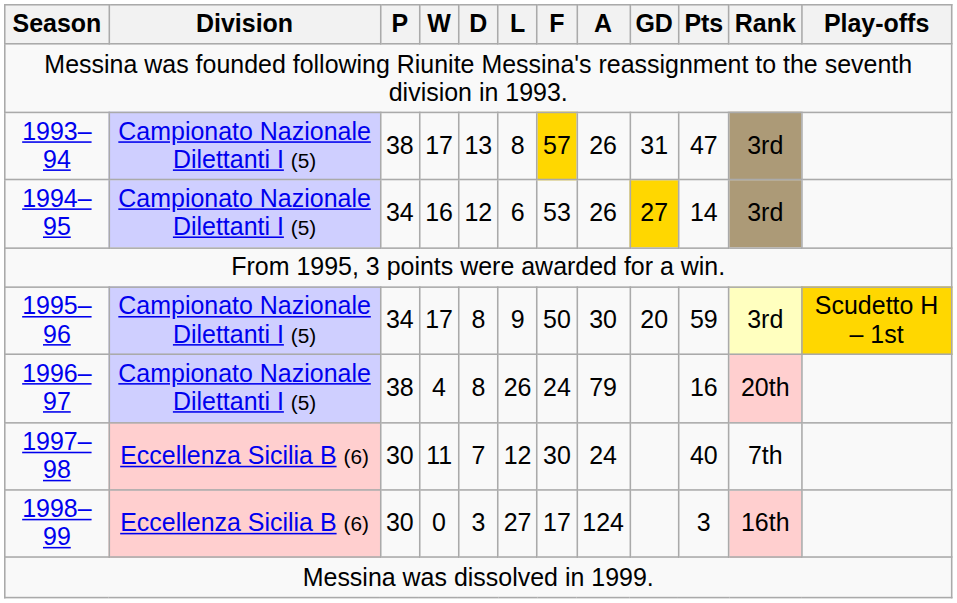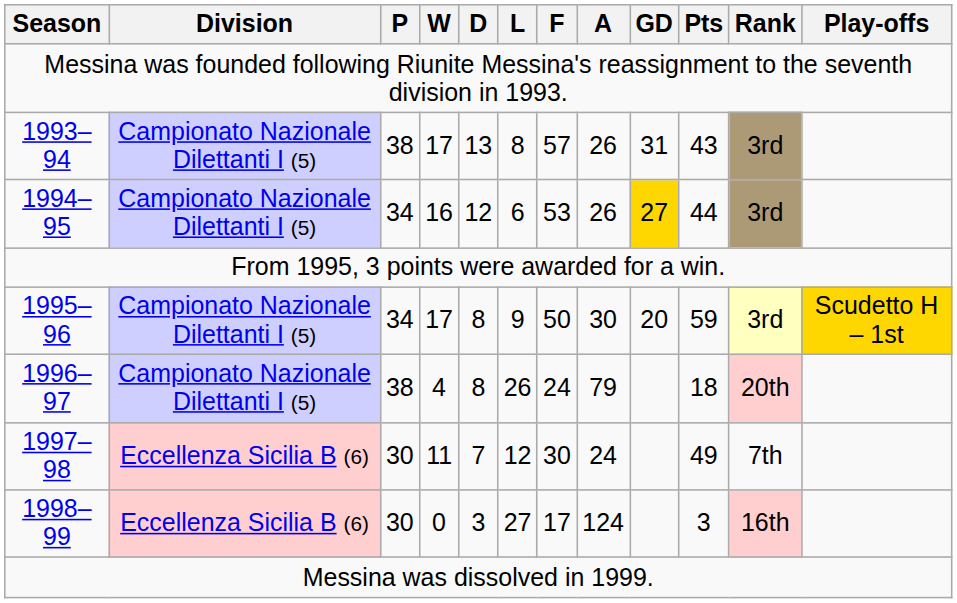(557, 145) gold background -> (557, 145) no background
(704, 145) 47 -> (704, 145) 43
(704, 213) 14 -> (704, 213) 44
(704, 388) 16 -> (704, 388) 18
(704, 455) 40 -> (704, 455) 49
